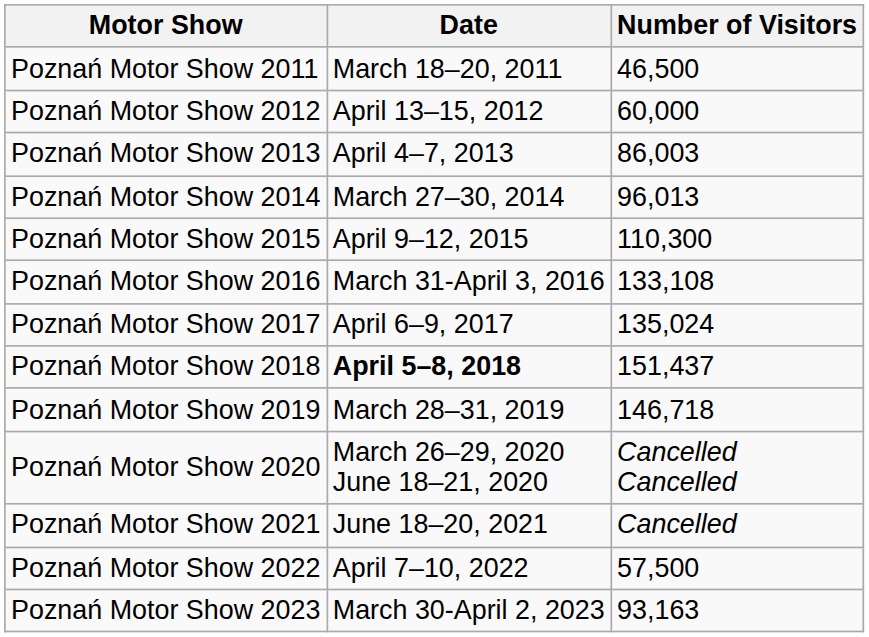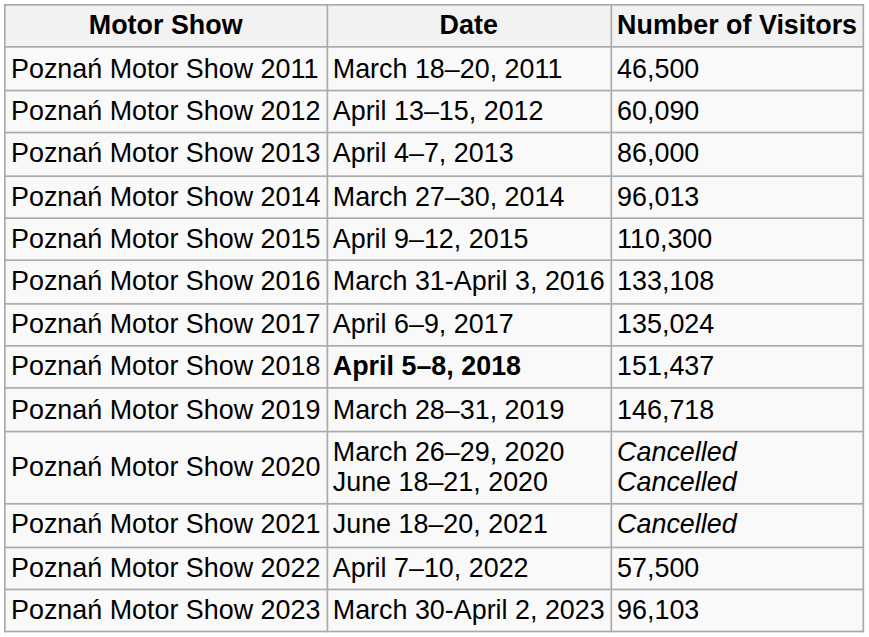(658, 111) 60,000 -> (658, 111) 60,090
(658, 153) 86,003 -> (658, 153) 86,000
(658, 610) 93,163 -> (658, 610) 96,103
